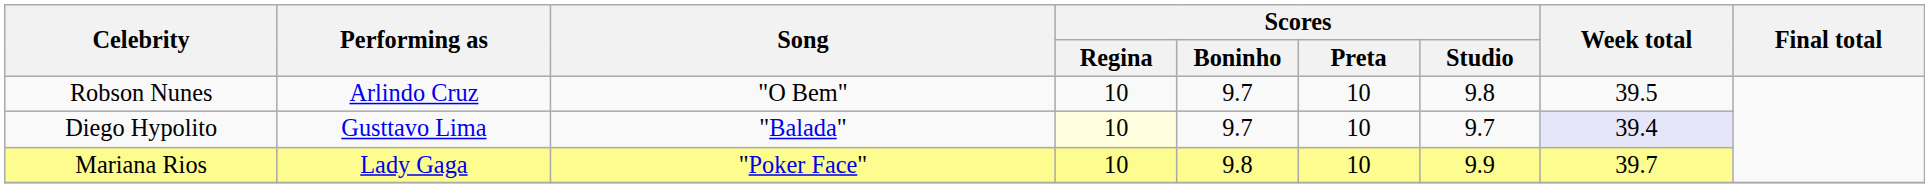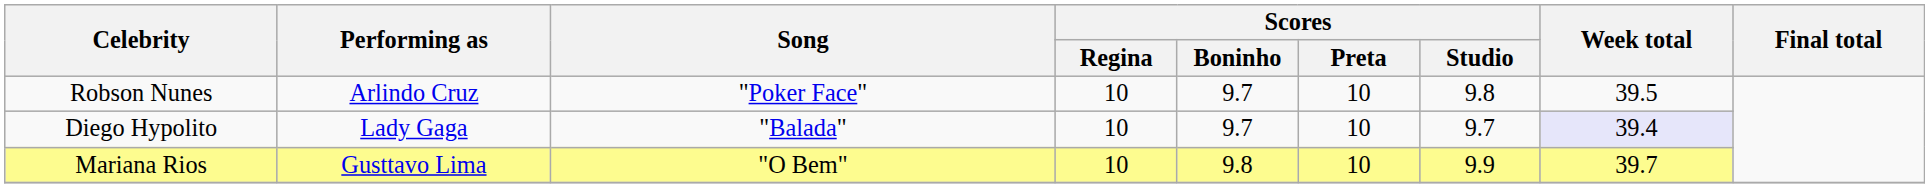(803, 93) "O Bem" -> (803, 93) "Poker Face"
(414, 128) Gusttavo Lima -> (414, 128) Lady Gaga
(1116, 128) lightyellow background -> (1116, 128) no background
(414, 164) Lady Gaga -> (414, 164) Gusttavo Lima
(803, 164) "Poker Face" -> (803, 164) "O Bem"
